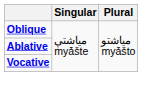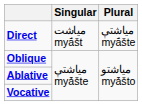+ row: (22, 35)
